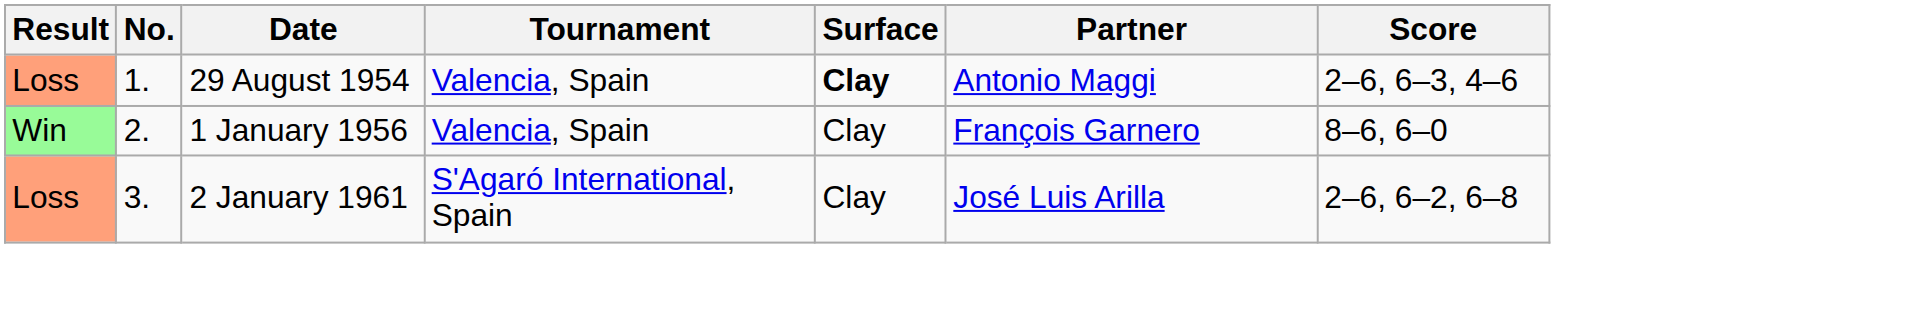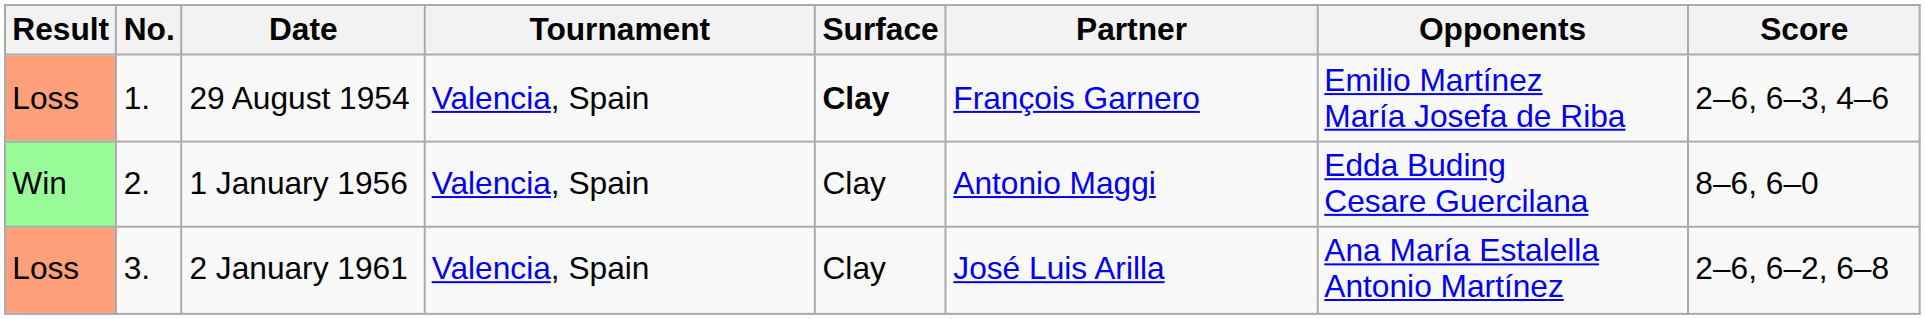+ column: (1503, 29)
(1055, 79) Antonio Maggi -> (1077, 97) François Garnero
(1077, 130) François Garnero -> (1055, 183) Antonio Maggi
(584, 198) S'Agaró International, Spain -> (541, 269) Valencia, Spain
